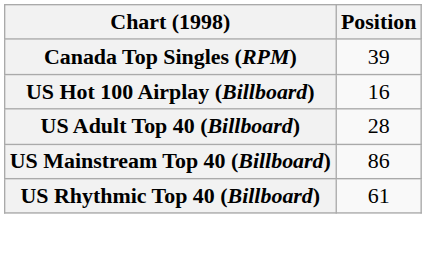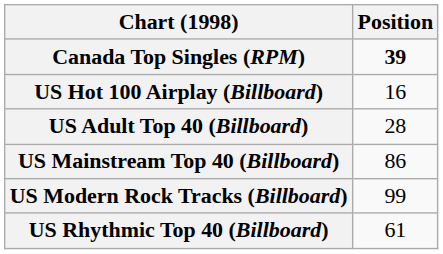(379, 56) normal -> (395, 56) bold
+ row: (179, 195)
